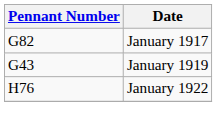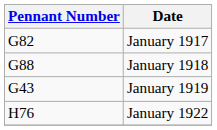+ row: (168, 64)
